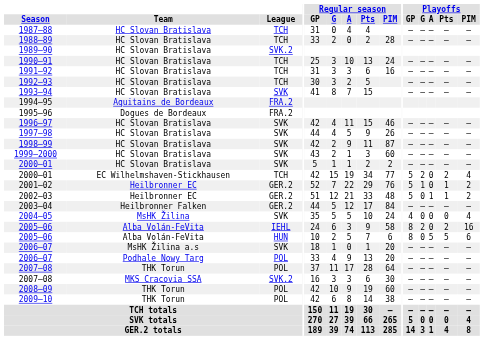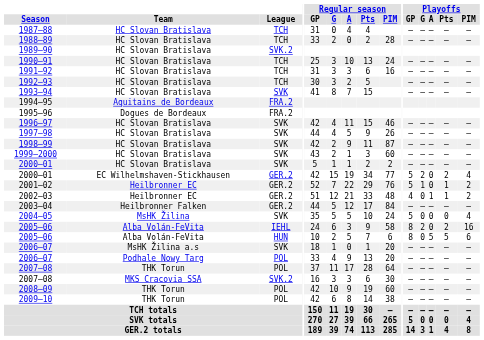(281, 175) TCH -> (281, 175) GER.2
(411, 196) 5 -> (411, 196) 4
(411, 217) 4 -> (411, 217) 5
